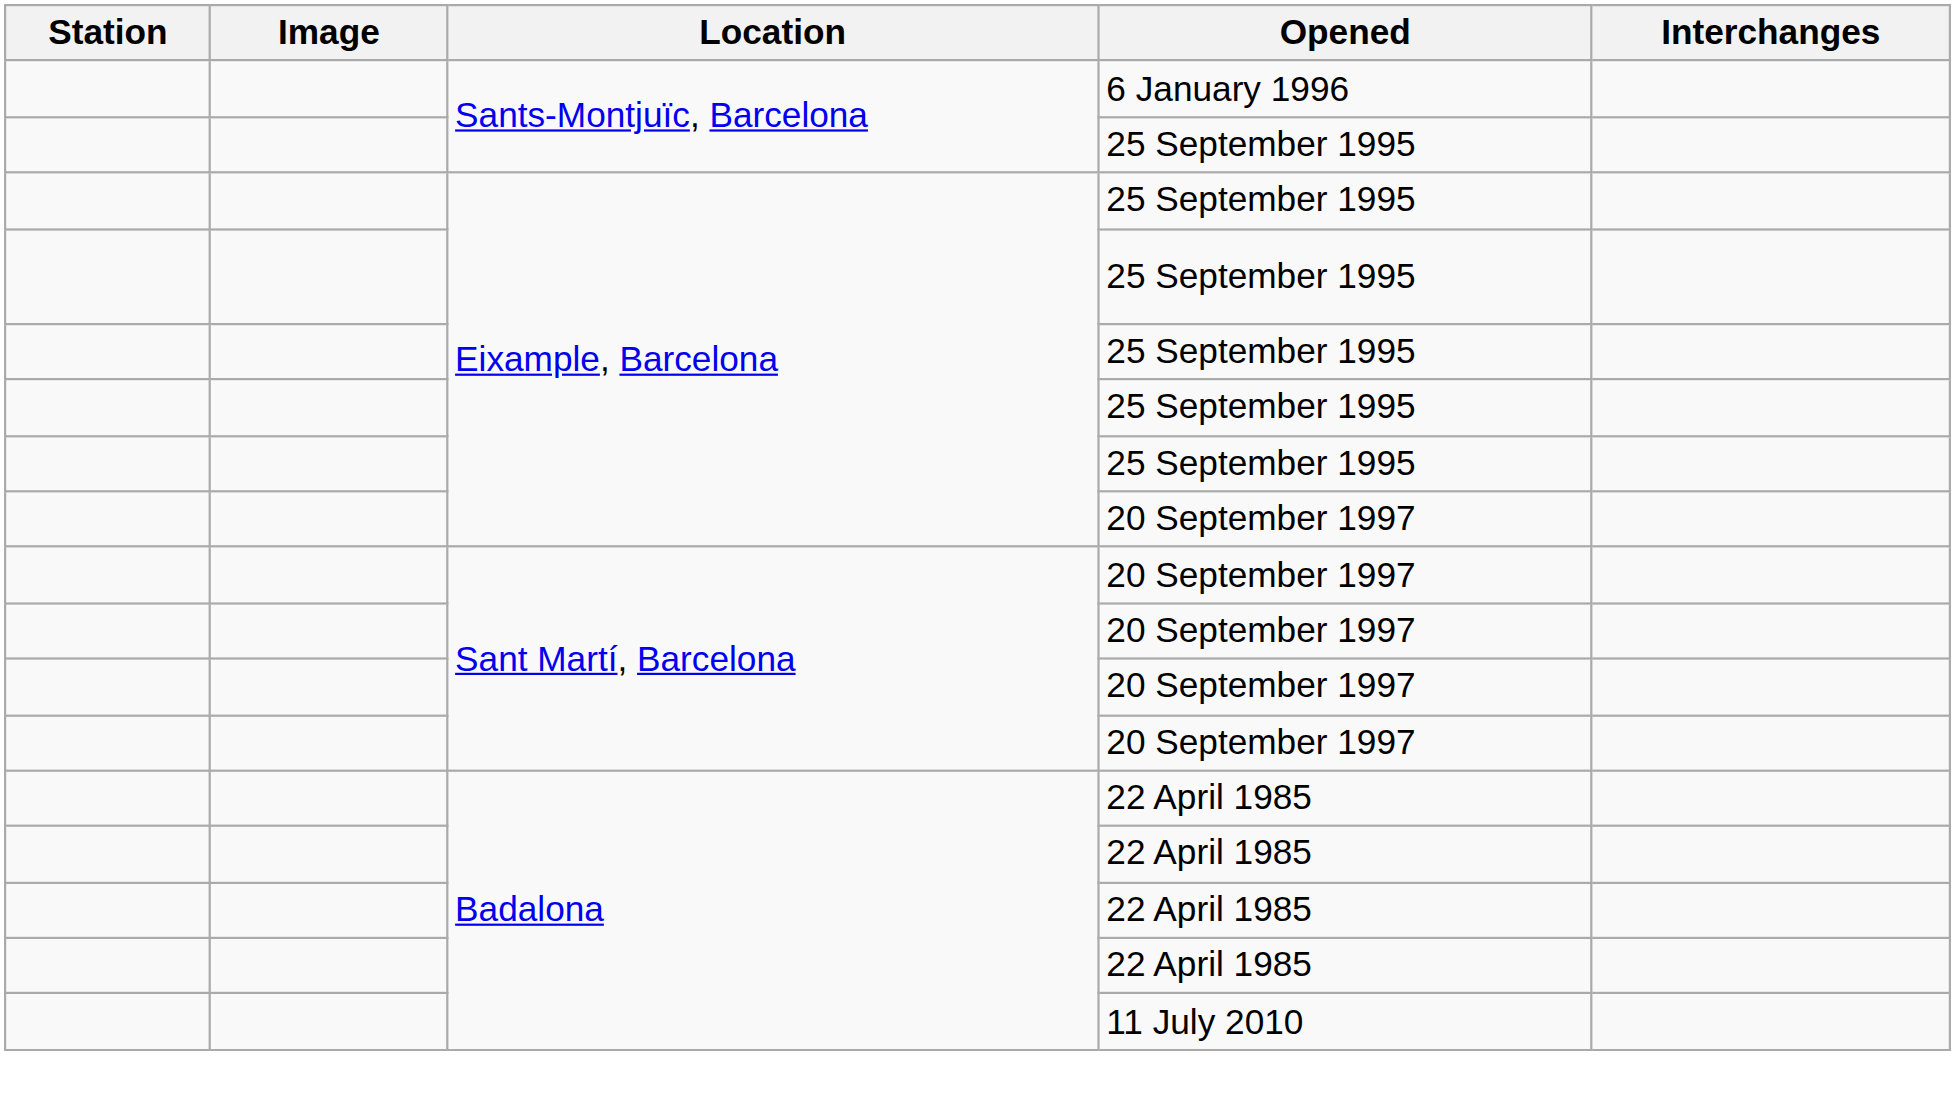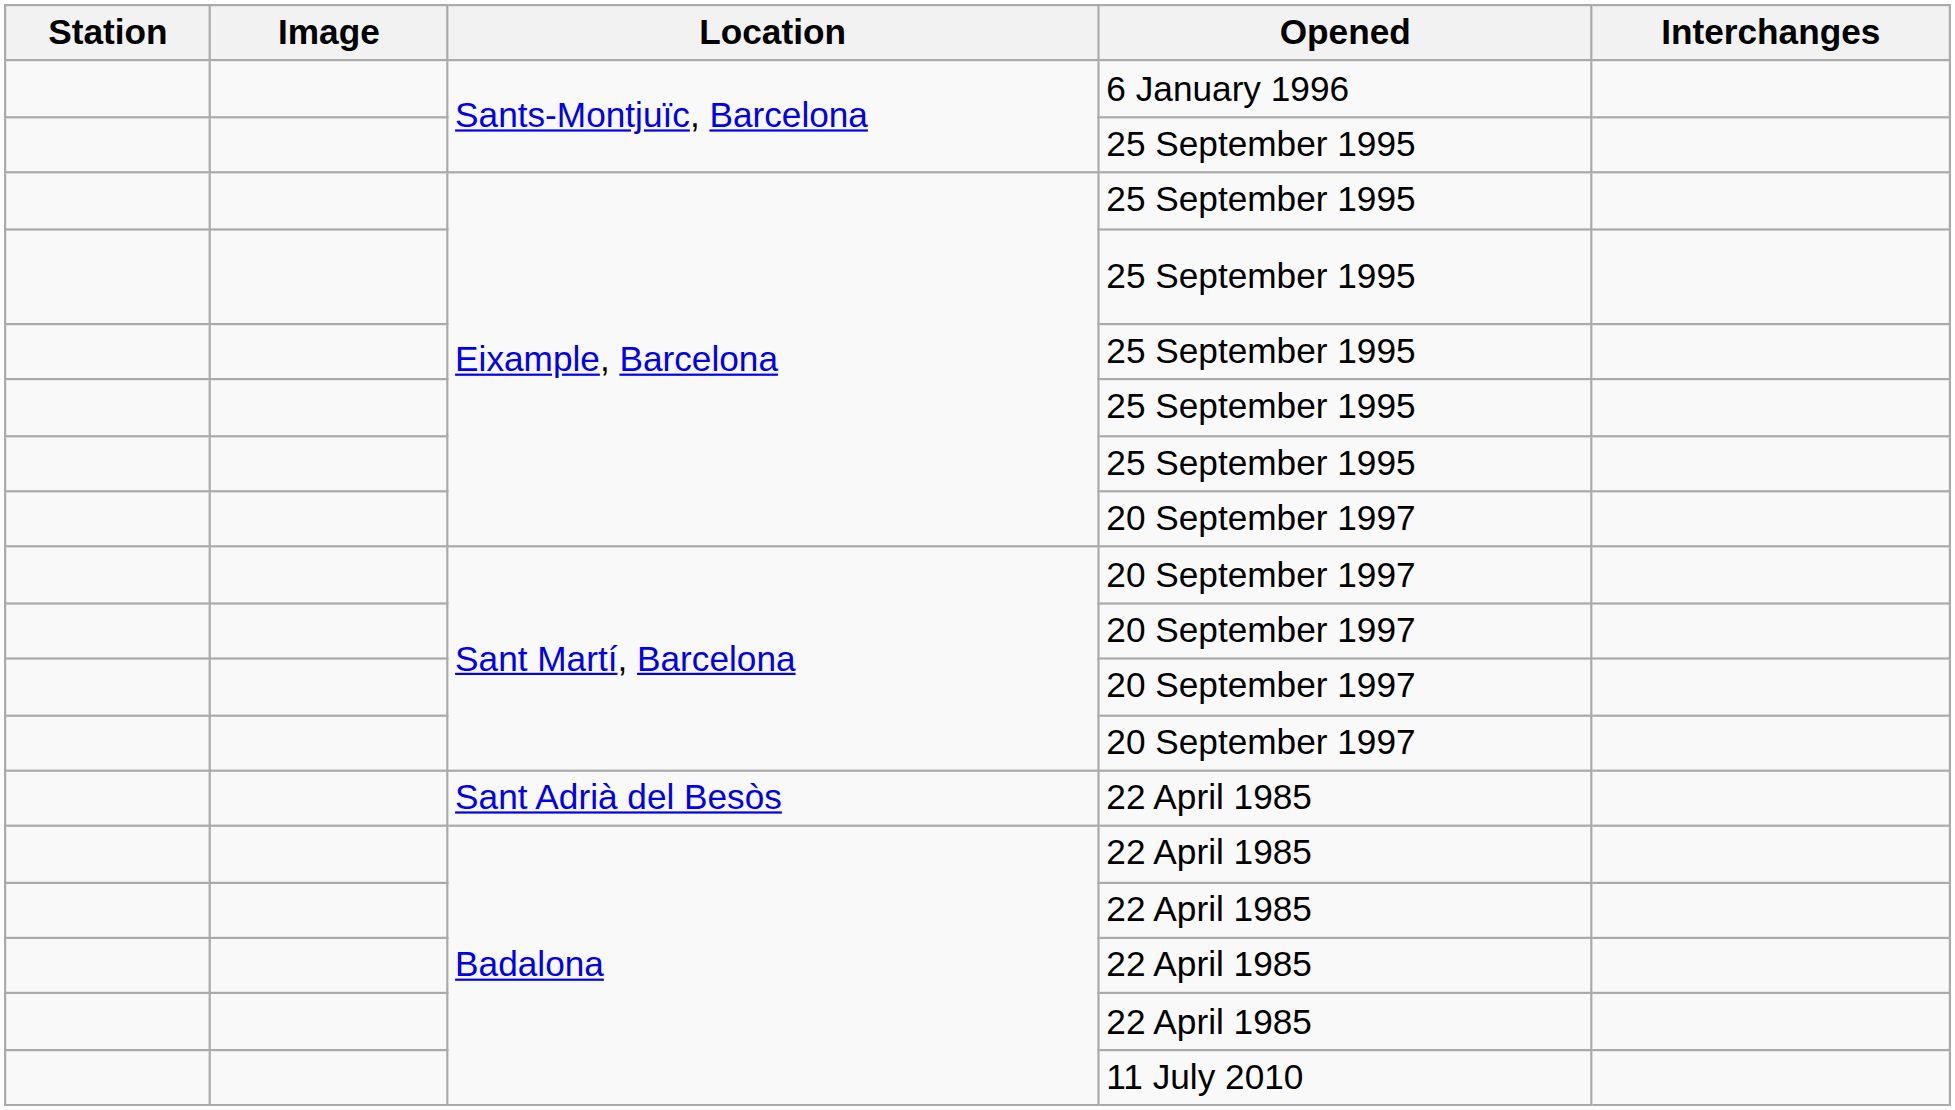+ row: (619, 797)
